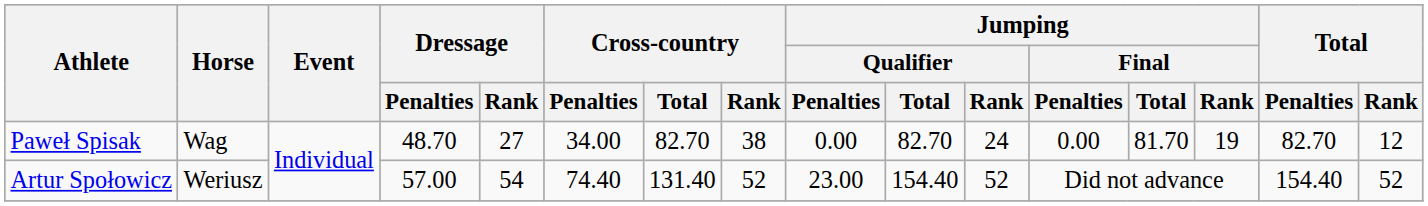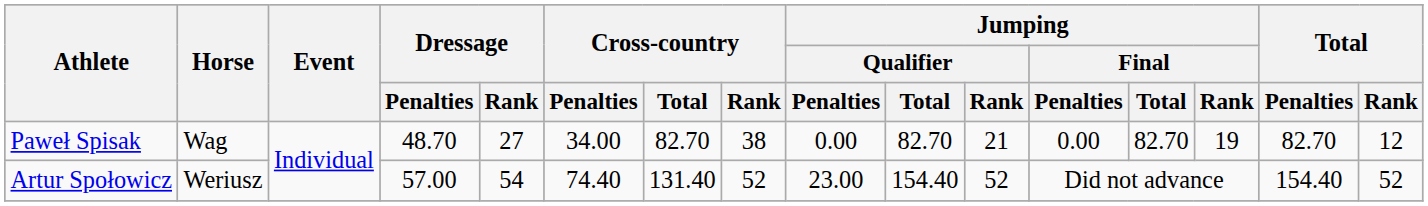(996, 141) 24 -> (996, 141) 21
(1161, 141) 81.70 -> (1161, 141) 82.70
